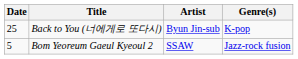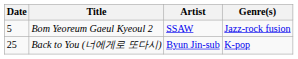rows swapped: (92, 46) <-> (96, 29)
